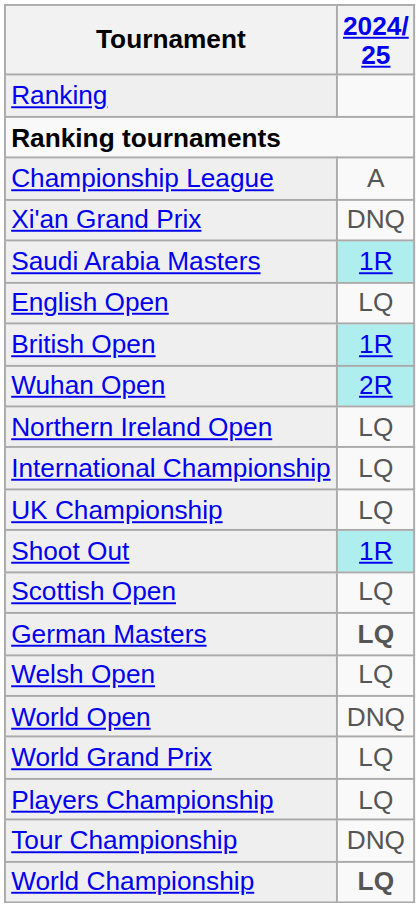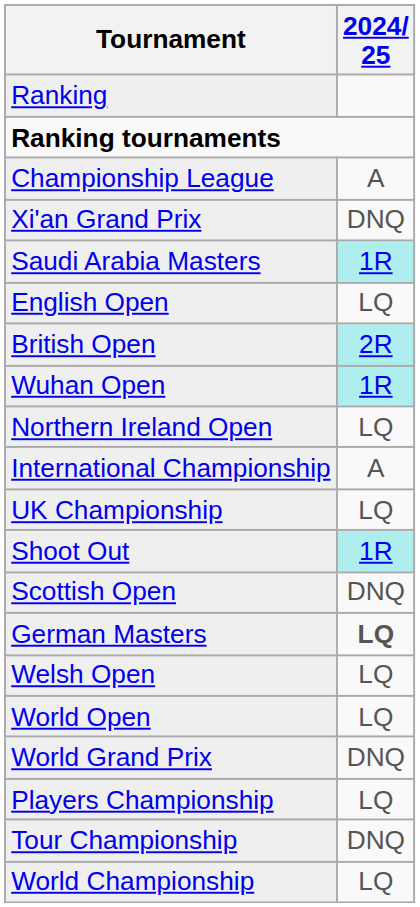(376, 344) 1R -> (376, 344) 2R
(376, 385) 2R -> (376, 385) 1R
(376, 468) LQ -> (376, 468) A
(376, 592) LQ -> (376, 592) DNQ
(376, 716) DNQ -> (376, 716) LQ
(376, 758) LQ -> (376, 758) DNQ
(376, 882) bold -> (376, 882) normal
